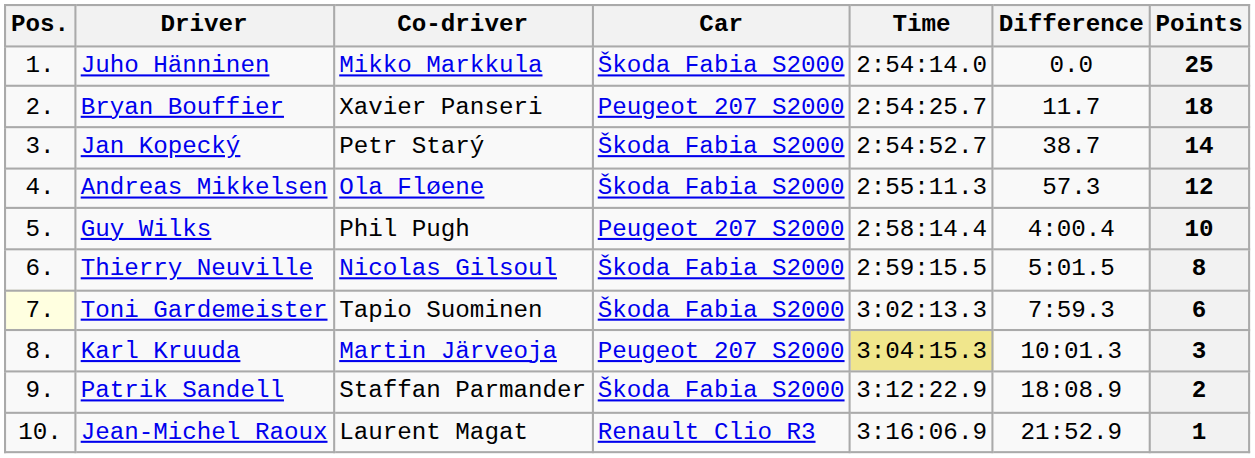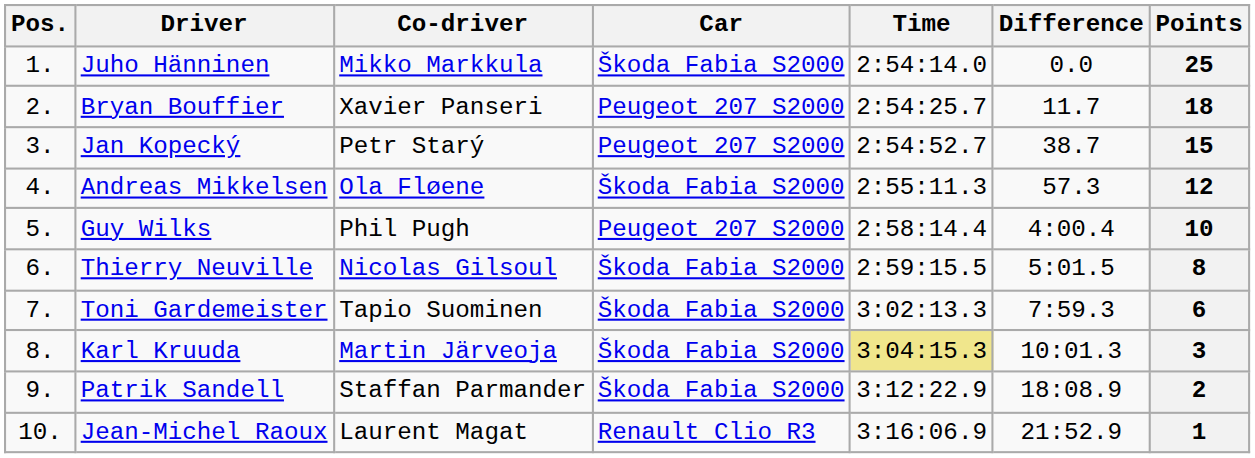(721, 147) Škoda Fabia S2000 -> (721, 147) Peugeot 207 S2000
(1199, 147) 14 -> (1199, 147) 15
(40, 310) lightyellow background -> (40, 310) no background
(721, 351) Peugeot 207 S2000 -> (721, 351) Škoda Fabia S2000
